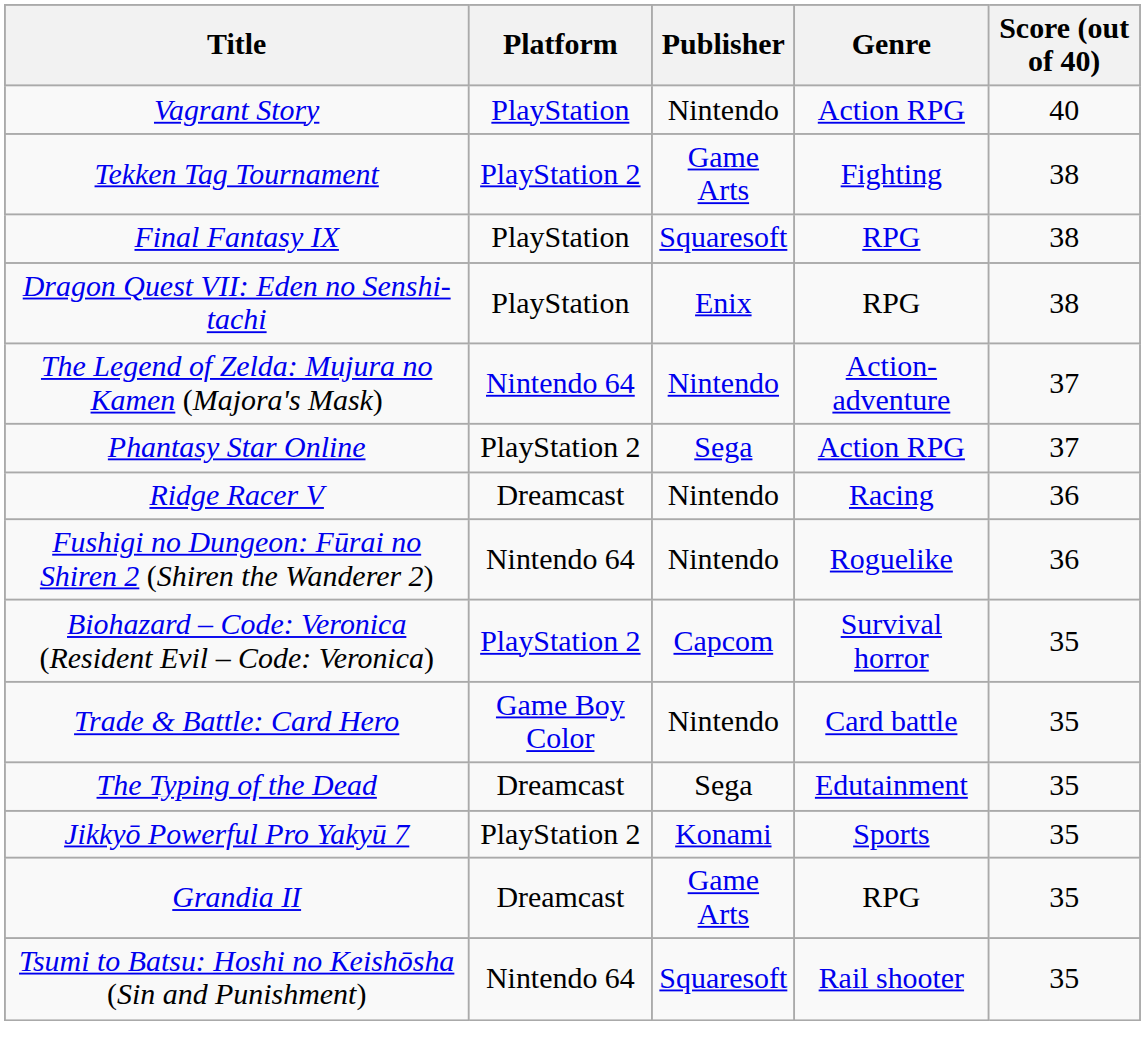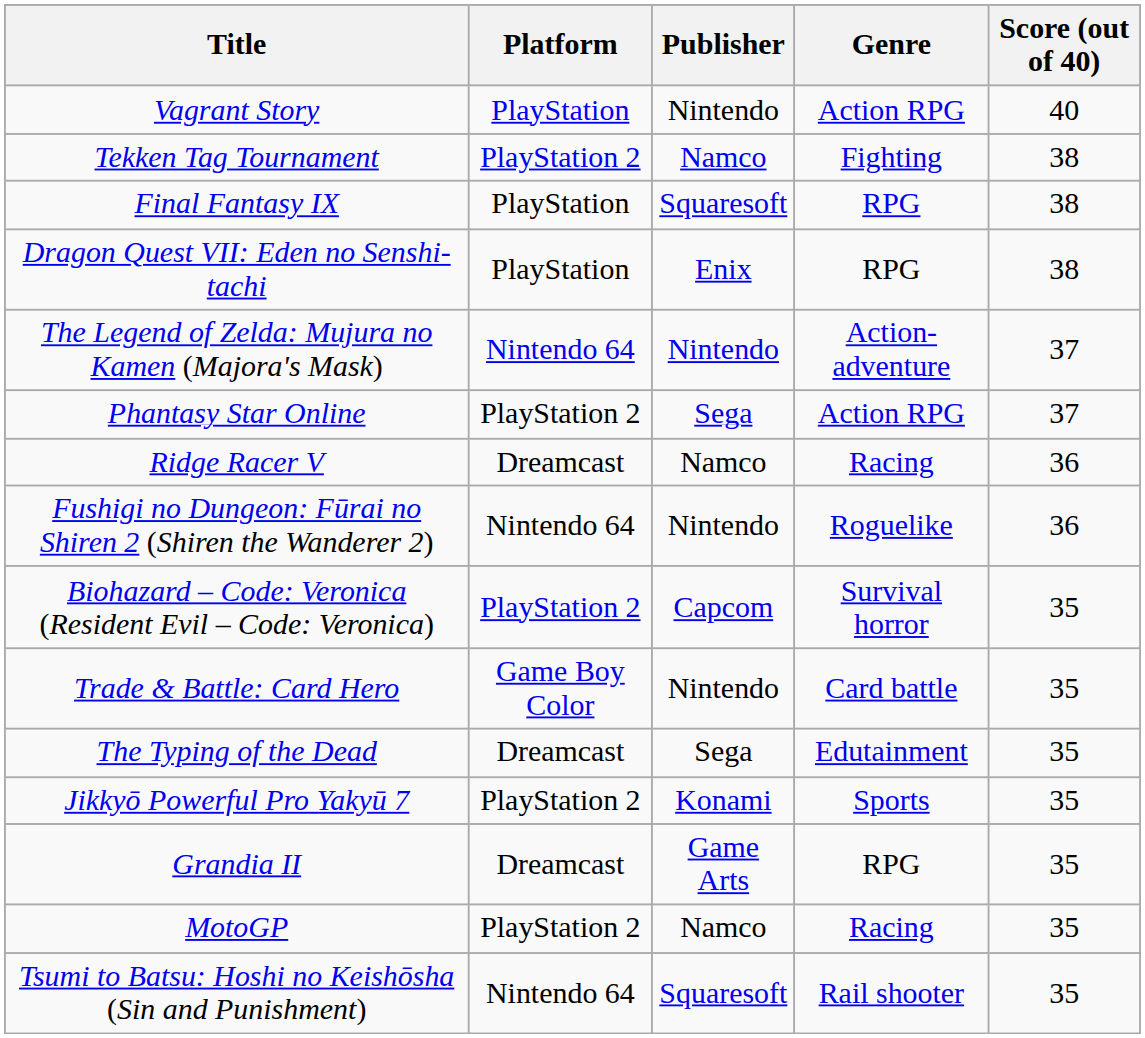(723, 173) Game Arts -> (723, 156) Namco
(723, 495) Nintendo -> (723, 461) Namco
+ row: (237, 928)
